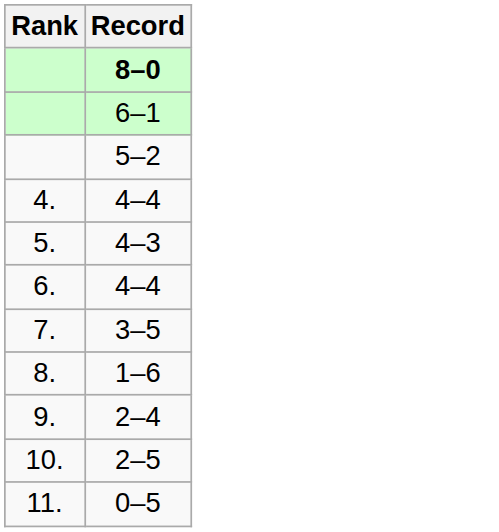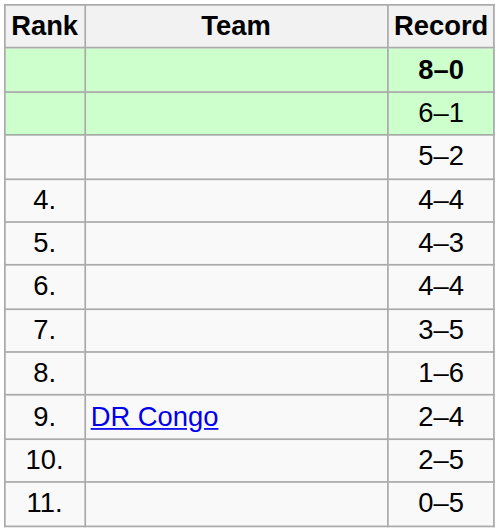+ column: (236, 26)
